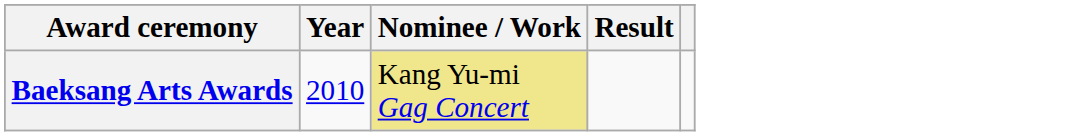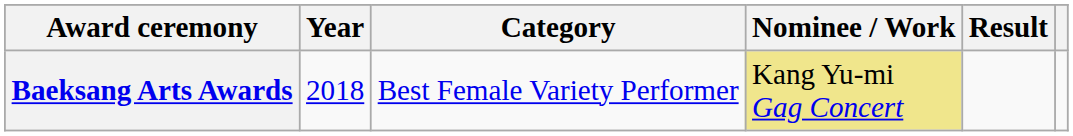+ column: (558, 27)
(335, 90) 2010 -> (335, 90) 2018
